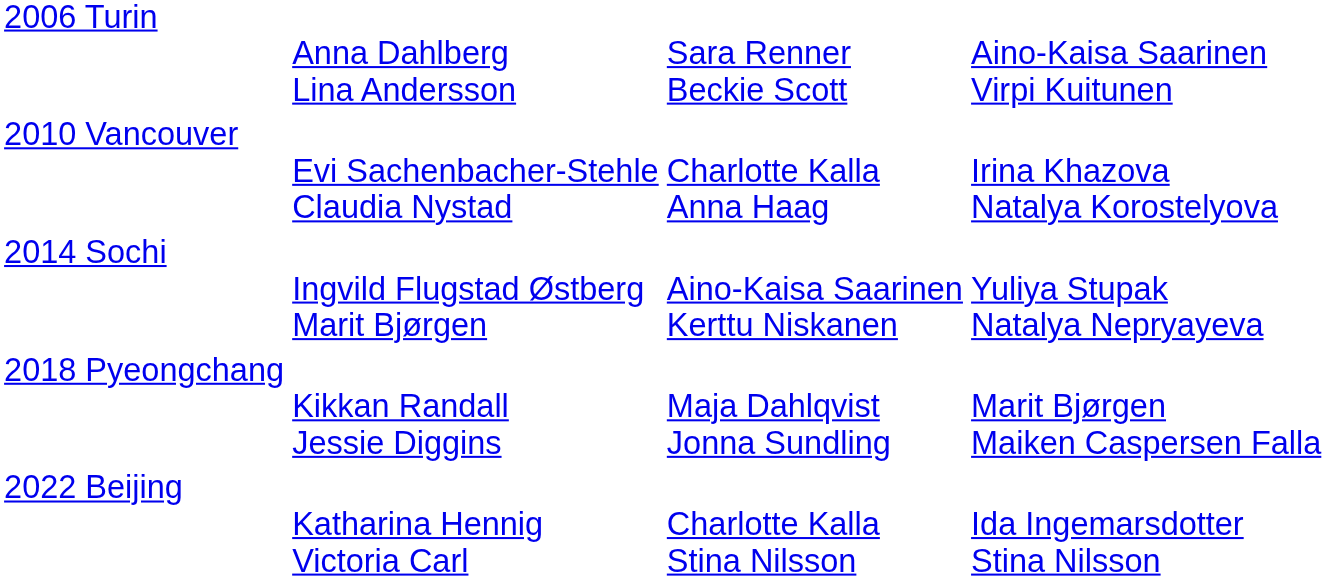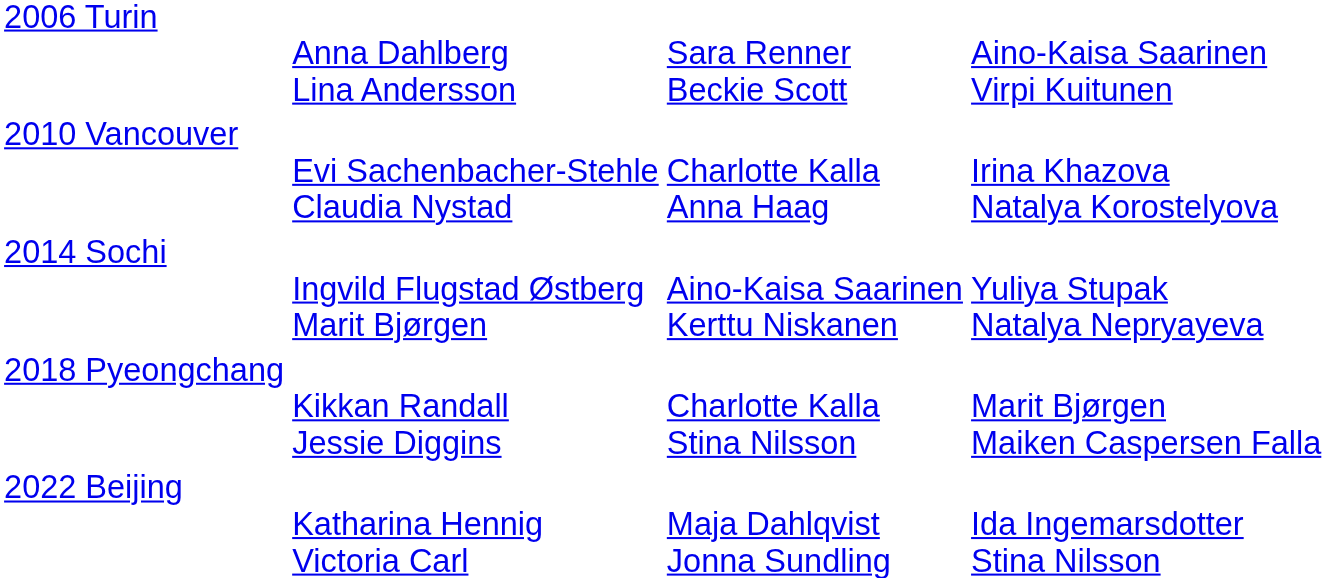(779, 424) Maja Dahlqvist Jonna Sundling -> (773, 424) Charlotte Kalla Stina Nilsson
(773, 542) Charlotte Kalla Stina Nilsson -> (779, 542) Maja Dahlqvist Jonna Sundling
